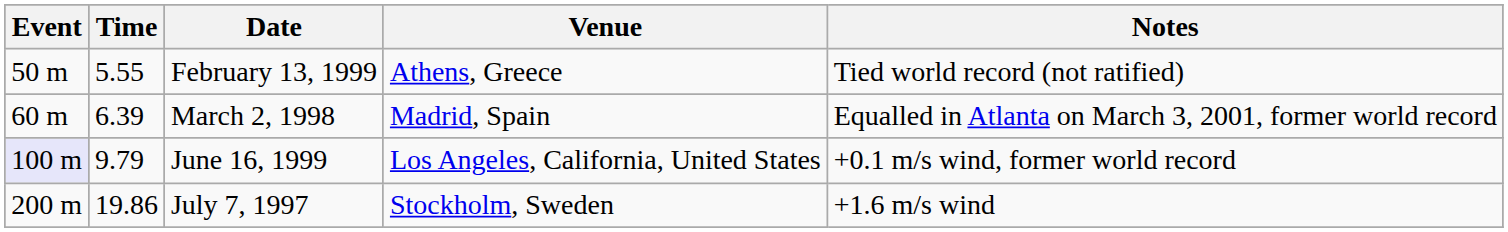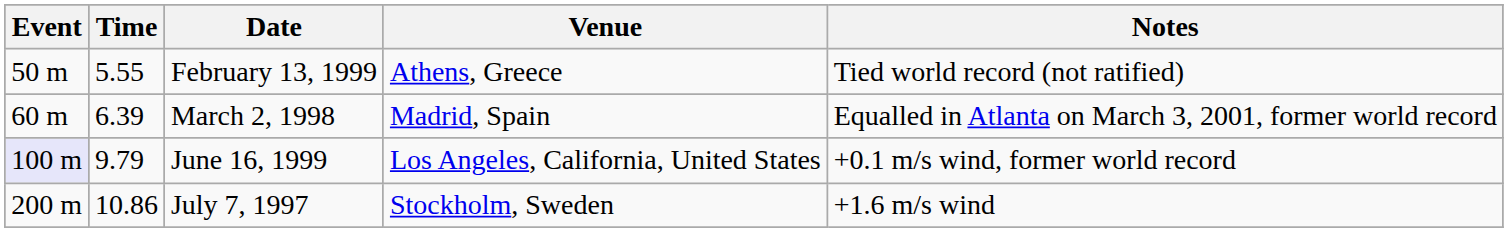(127, 204) 19.86 -> (127, 204) 10.86
